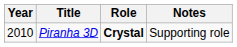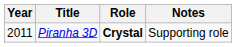(20, 32) 2010 -> (20, 32) 2011
